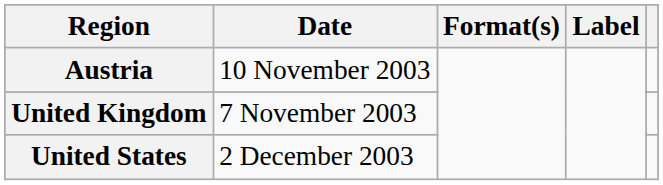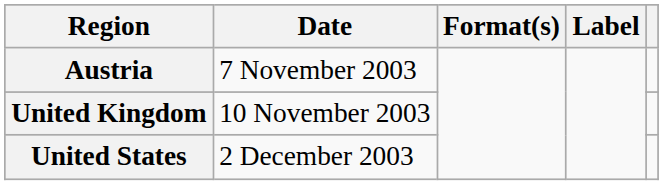(325, 69) 10 November 2003 -> (318, 69) 7 November 2003
(318, 112) 7 November 2003 -> (325, 112) 10 November 2003
